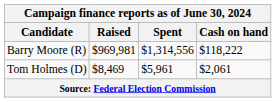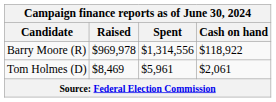(114, 50) $969,981 -> (114, 50) $969,978
(221, 50) $118,222 -> (221, 50) $118,922
